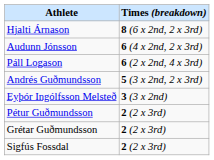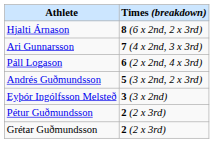+ row: (40, 46)
- row: (42, 46)
- row: (38, 146)
